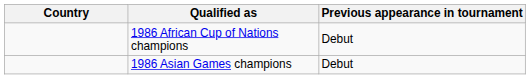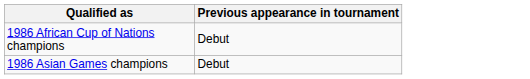- column: (66, 13)
